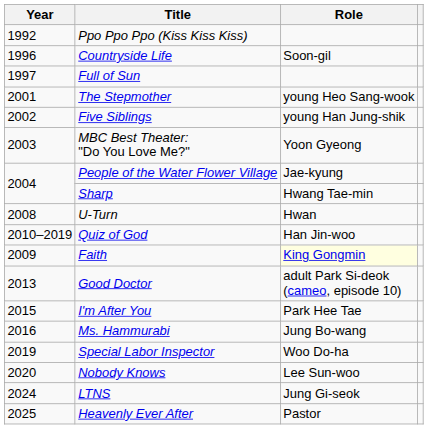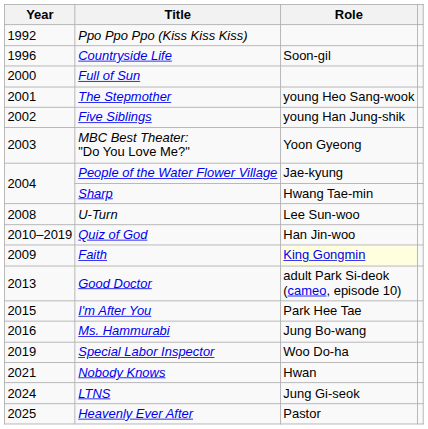(22, 76) 1997 -> (22, 76) 2000
(300, 214) Hwan -> (321, 214) Lee Sun-woo
(22, 372) 2020 -> (22, 372) 2021
(321, 372) Lee Sun-woo -> (300, 372) Hwan
